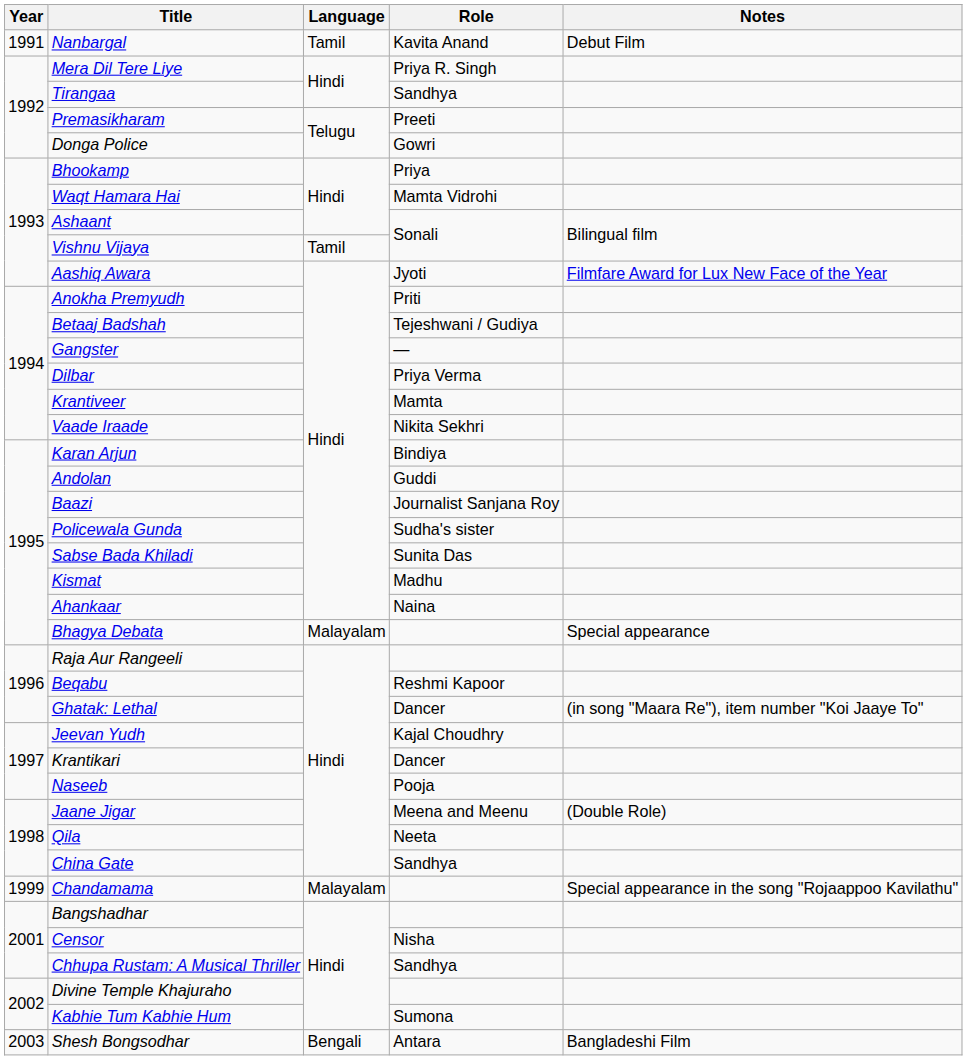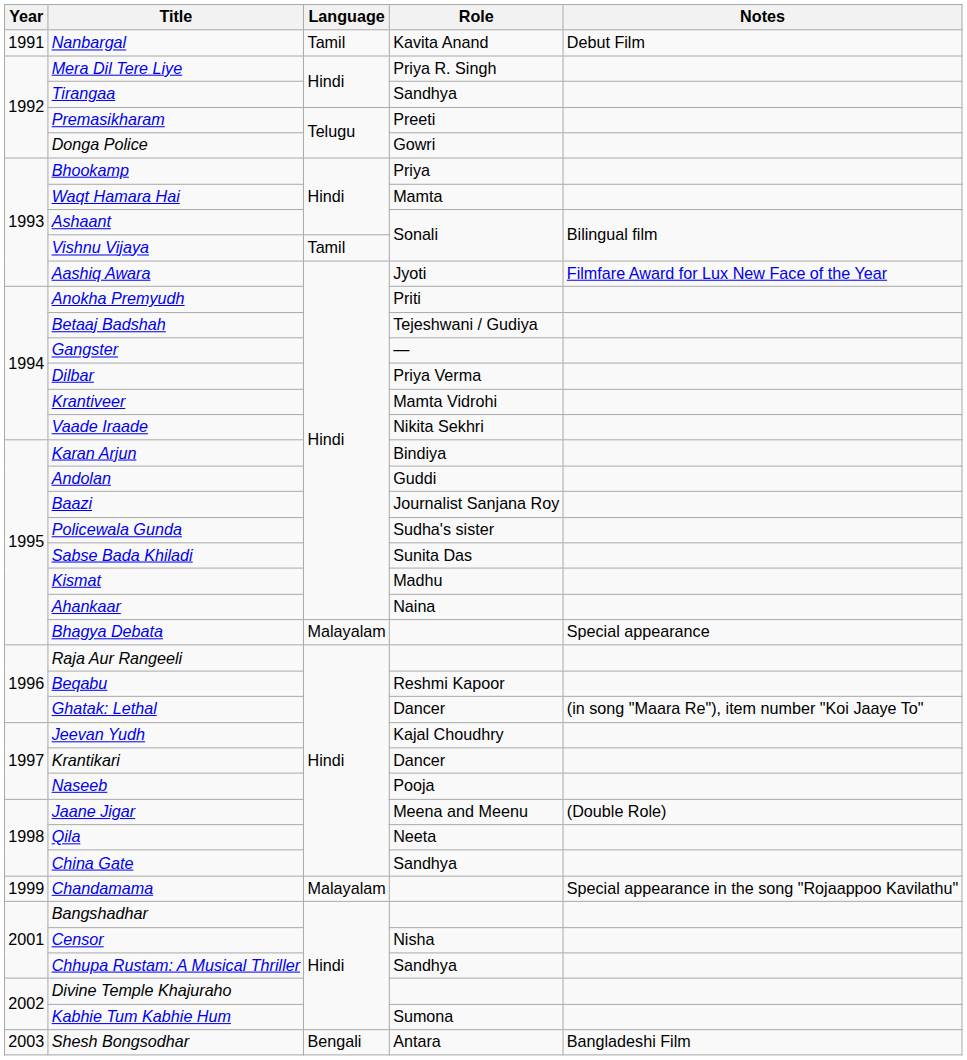(445, 196) Mamta Vidrohi -> (418, 196) Mamta
(418, 401) Mamta -> (445, 401) Mamta Vidrohi
